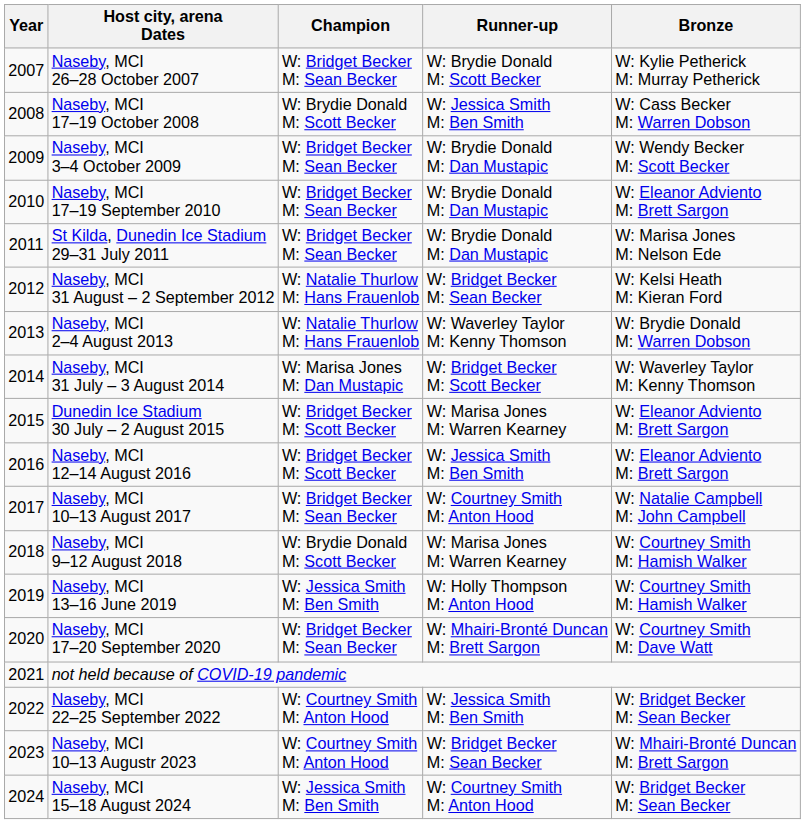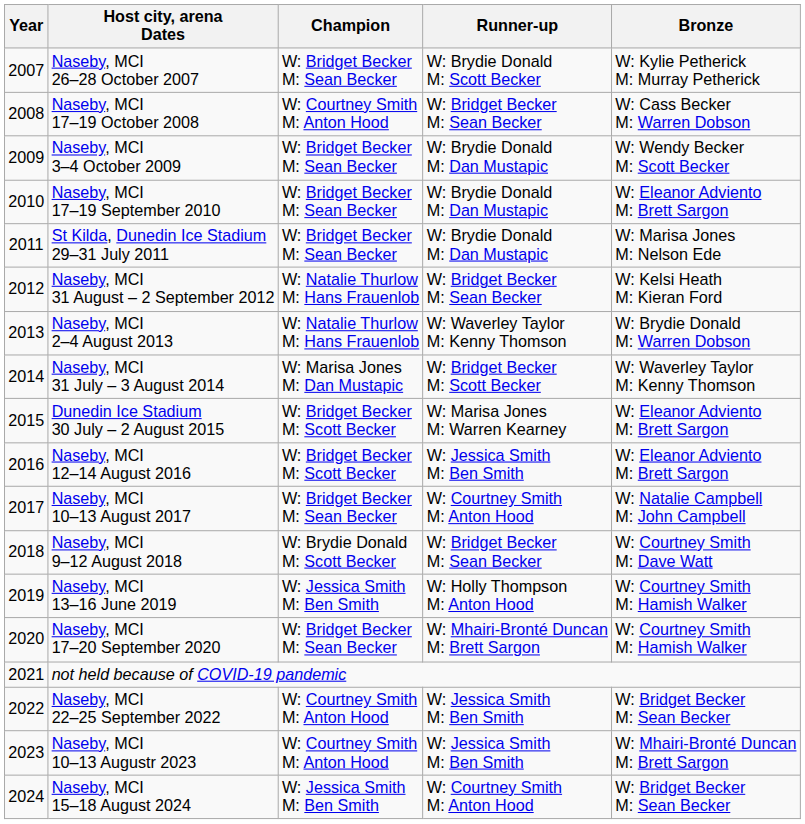(345, 114) W: Brydie Donald M: Scott Becker -> (350, 114) W: Courtney Smith M: Anton Hood
(489, 114) W: Jessica Smith M: Ben Smith -> (492, 114) W: Bridget Becker M: Sean Becker
(497, 552) W: Marisa Jones M: Warren Kearney -> (492, 552) W: Bridget Becker M: Sean Becker
(683, 552) W: Courtney Smith M: Hamish Walker -> (683, 552) W: Courtney Smith M: Dave Watt
(683, 639) W: Courtney Smith M: Dave Watt -> (683, 639) W: Courtney Smith M: Hamish Walker
(492, 752) W: Bridget Becker M: Sean Becker -> (489, 752) W: Jessica Smith M: Ben Smith
